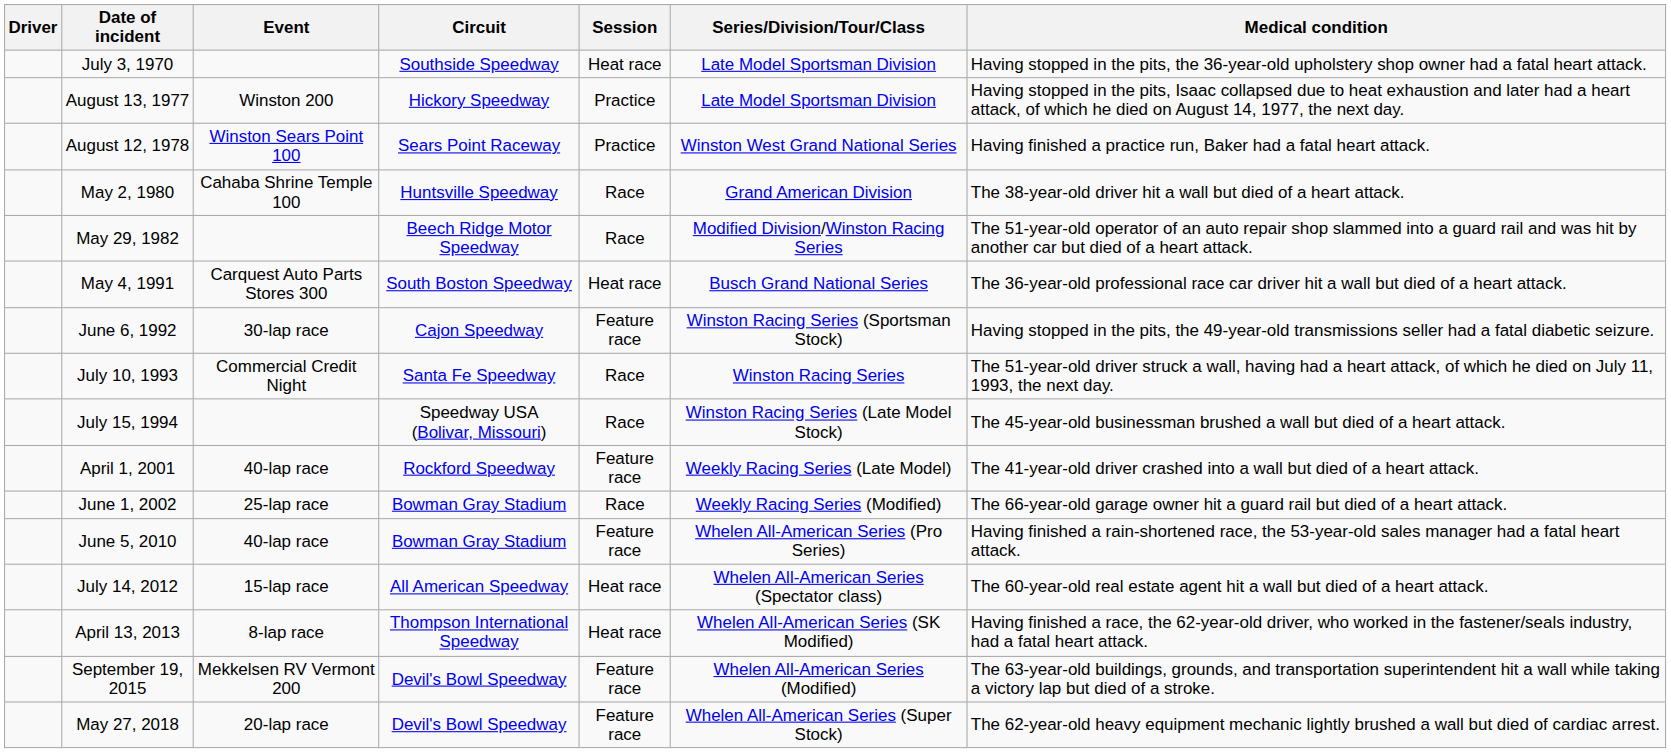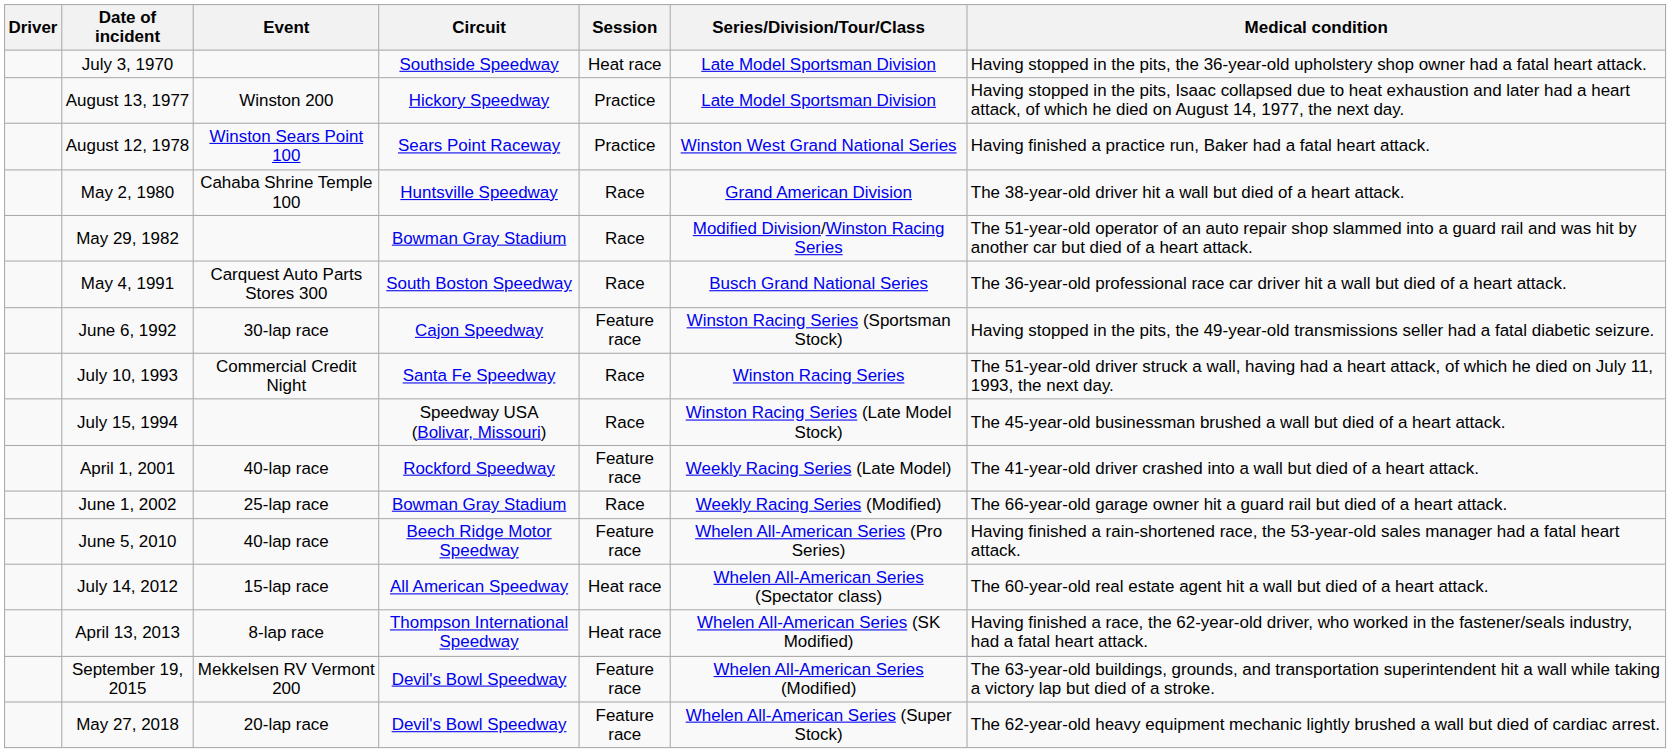(479, 238) Beech Ridge Motor Speedway -> (479, 238) Bowman Gray Stadium
(625, 284) Heat race -> (625, 284) Race
(479, 541) Bowman Gray Stadium -> (479, 541) Beech Ridge Motor Speedway
